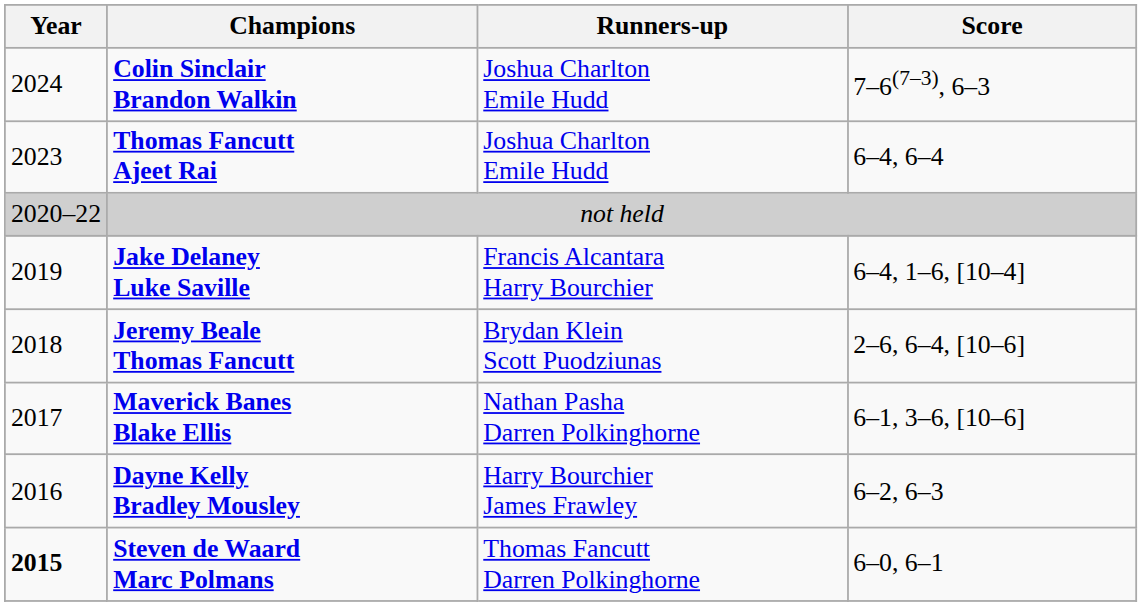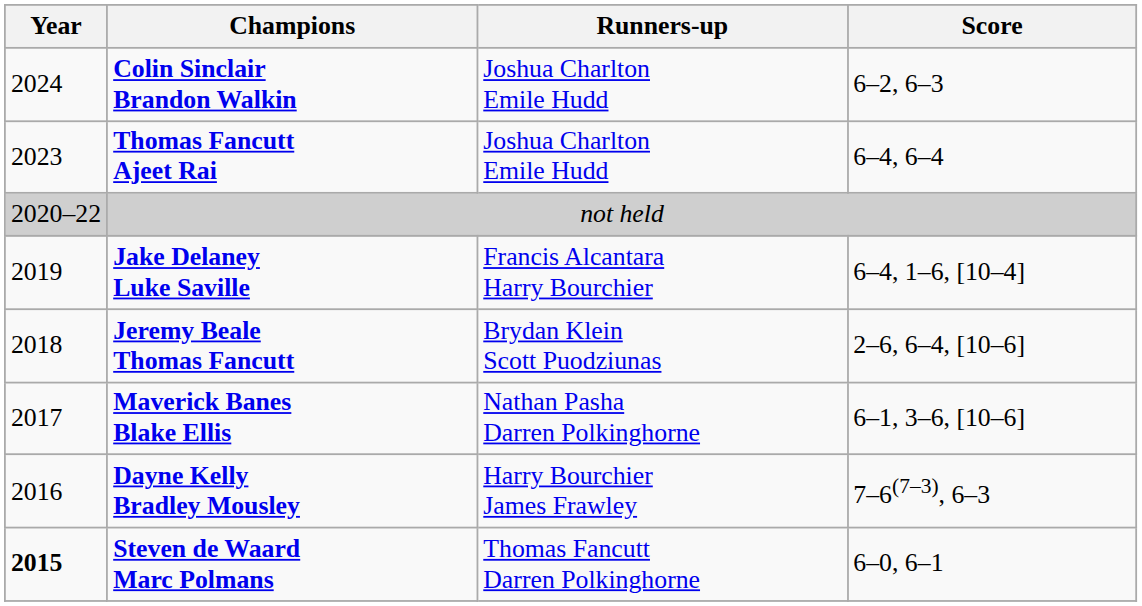(922, 83) 7–6(7–3), 6–3 -> (898, 83) 6–2, 6–3
(898, 491) 6–2, 6–3 -> (922, 491) 7–6(7–3), 6–3
